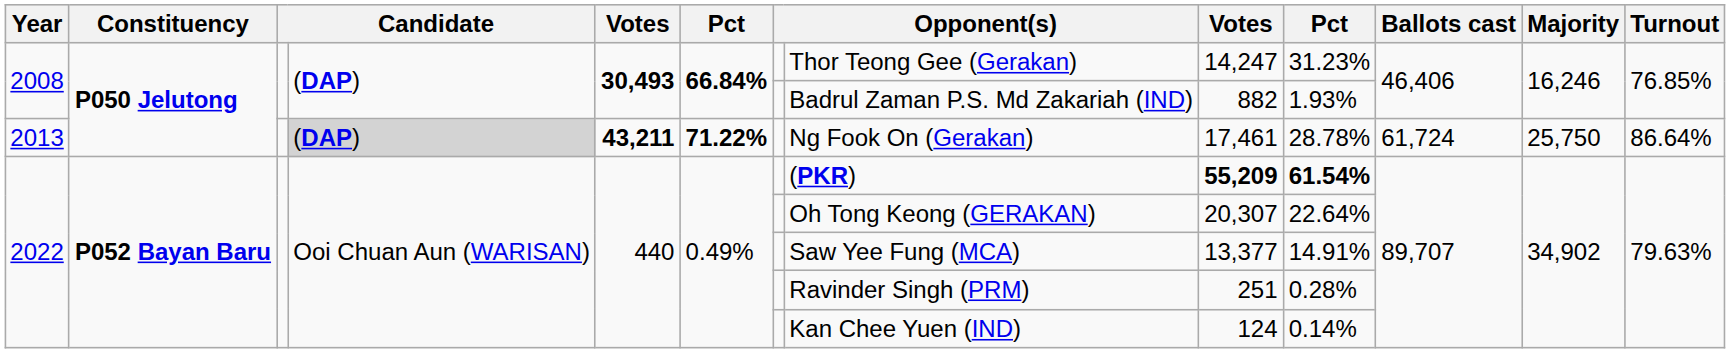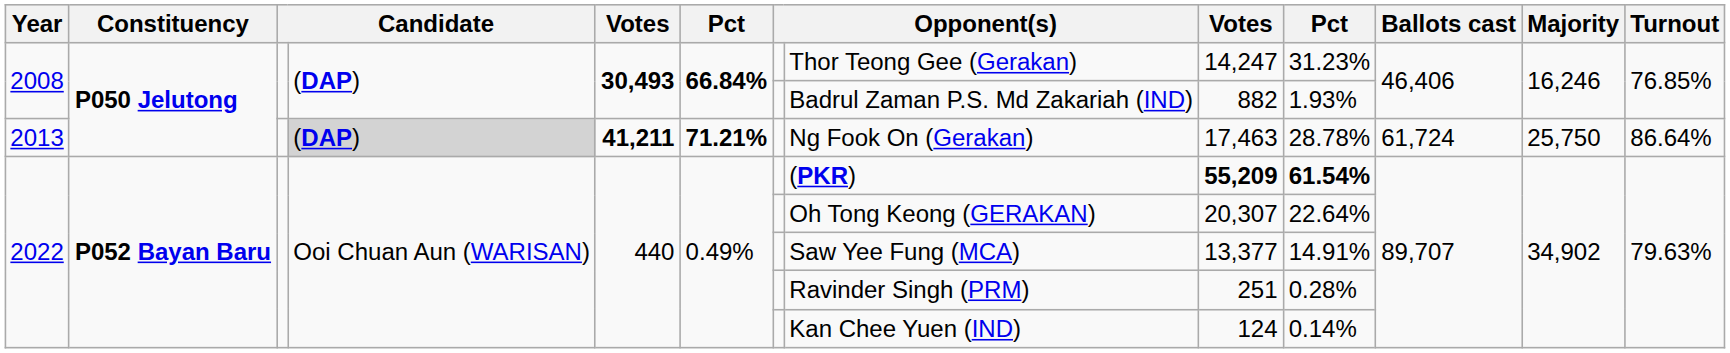(638, 138) 43,211 -> (638, 138) 41,211
(726, 138) 71.22% -> (726, 138) 71.21%
(1241, 138) 17,461 -> (1241, 138) 17,463
